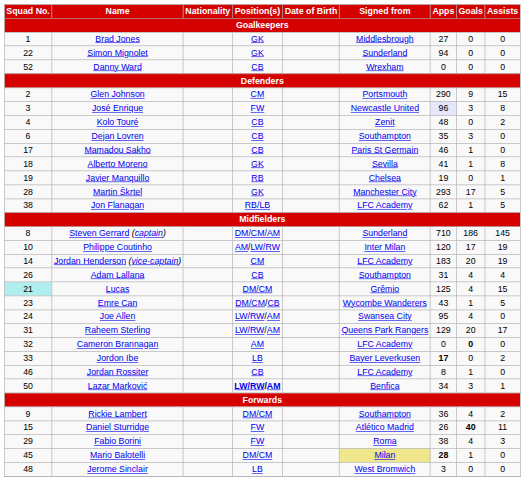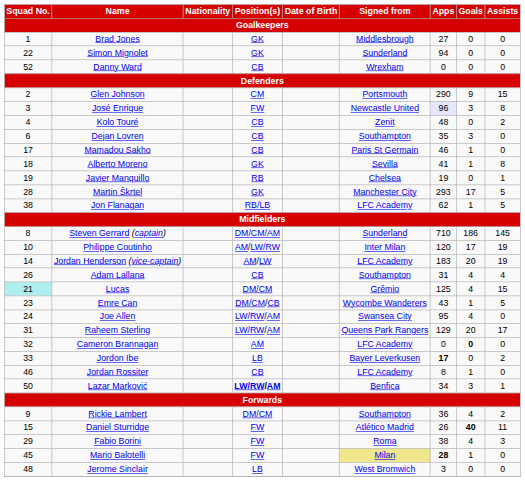(257, 261) CM -> (257, 261) AM/LW
(257, 456) DM/CM -> (257, 456) FW
